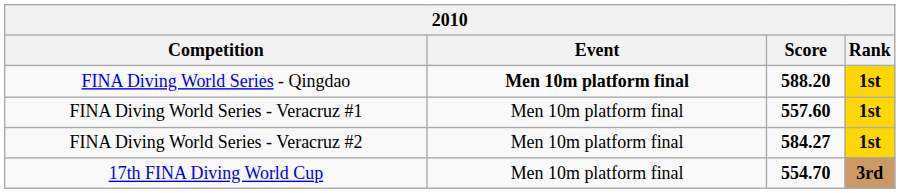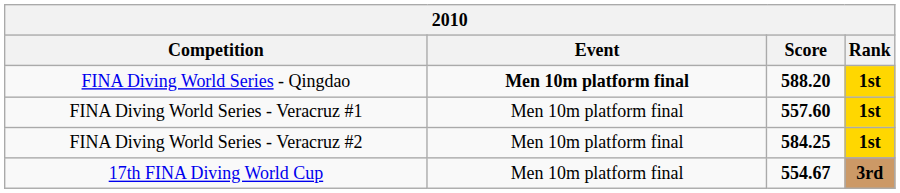(806, 142) 584.27 -> (806, 142) 584.25
(806, 172) 554.70 -> (806, 172) 554.67
